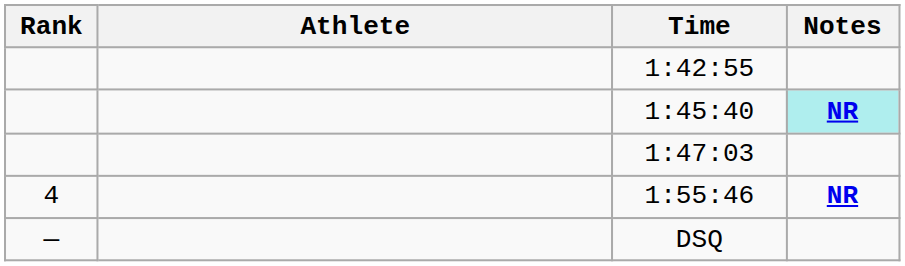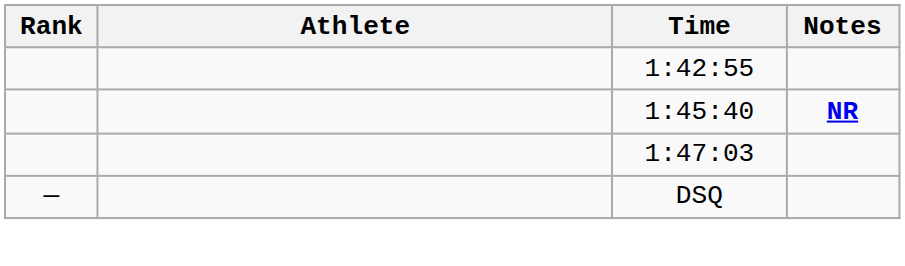(842, 111) paleturquoise background -> (842, 111) no background
- row: (699, 197)
